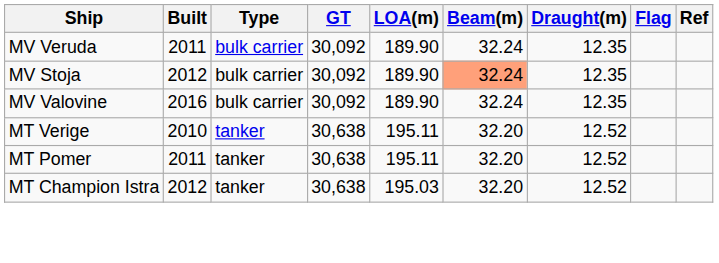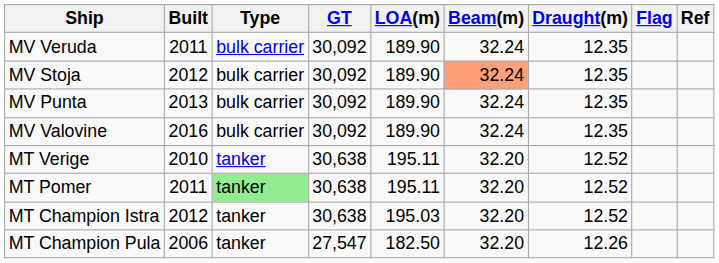+ row: (48, 103)
(240, 159) no background -> (241, 187) lightgreen background
+ row: (84, 243)
